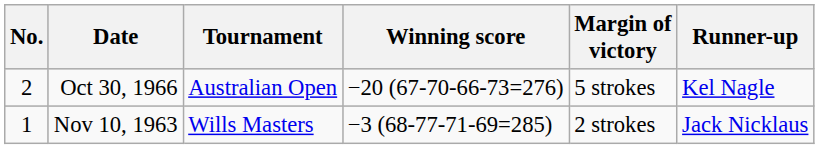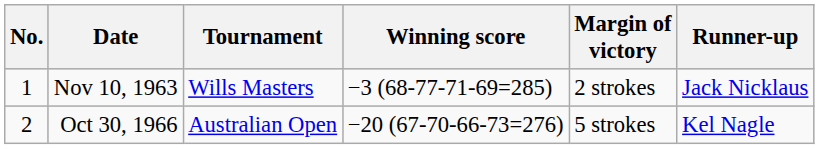rows swapped: (116, 124) <-> (119, 87)
